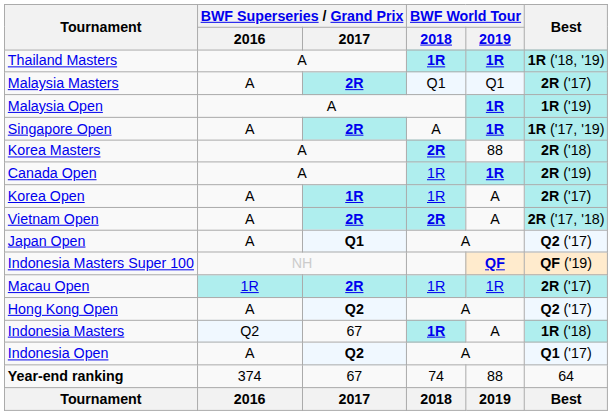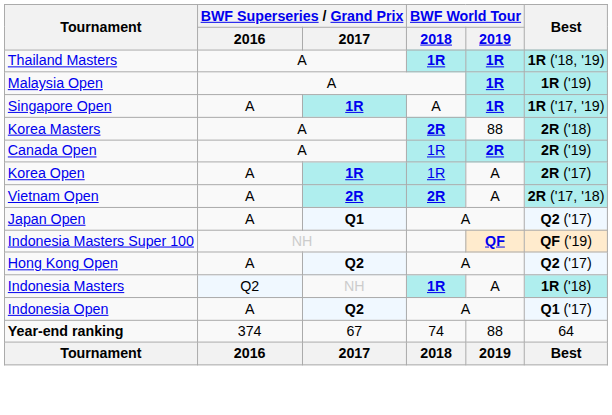- row: (63, 84)
(354, 129) 2R -> (354, 106) 1R
(495, 174) 1R -> (495, 151) 2R
- row: (49, 286)
(354, 331) 67 -> (354, 286) NH
